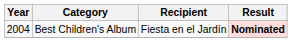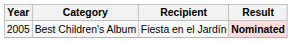(18, 29) 2004 -> (18, 29) 2005
